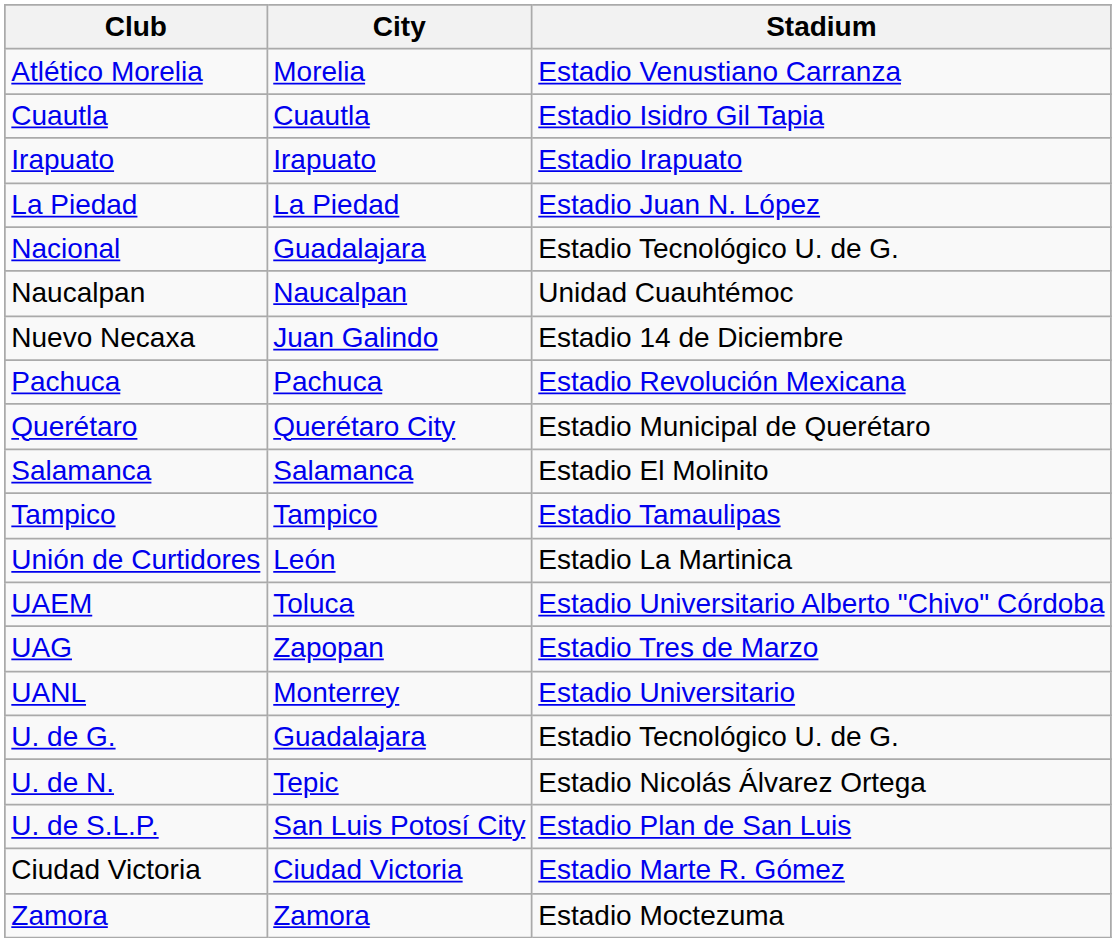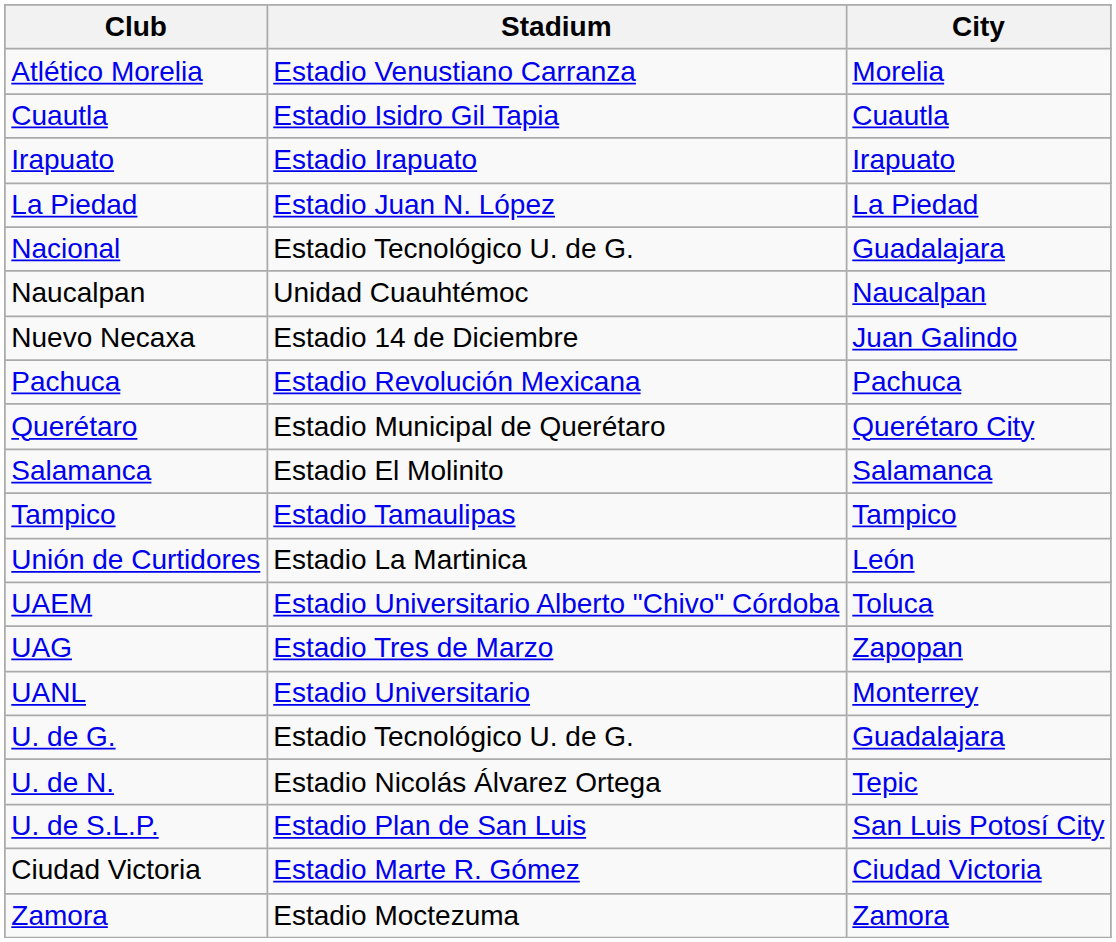columns swapped: (399, 26) <-> (821, 26)
